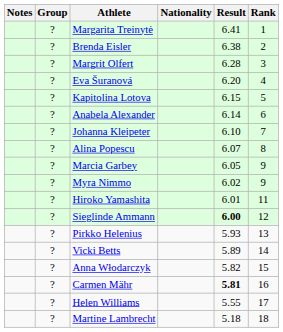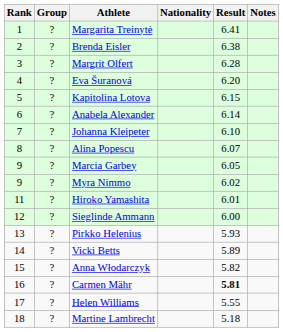columns swapped: (263, 13) <-> (20, 13)
(231, 217) bold -> (231, 217) normal
